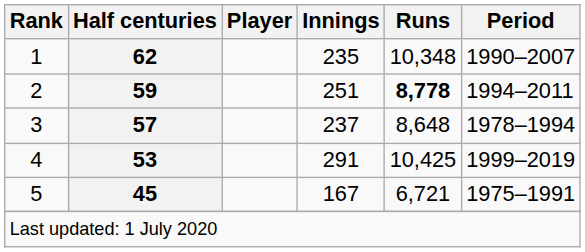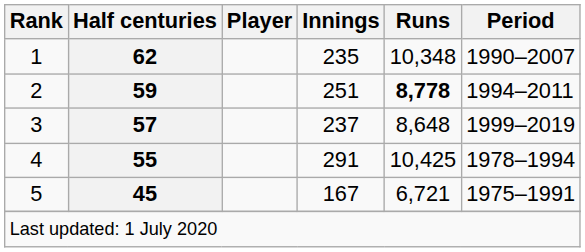(521, 125) 1978–1994 -> (521, 125) 1999–2019
(145, 159) 53 -> (145, 159) 55
(521, 159) 1999–2019 -> (521, 159) 1978–1994
